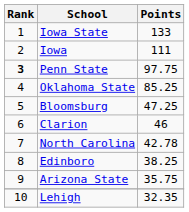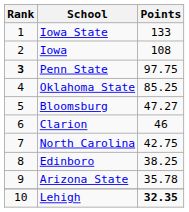(161, 51) 111 -> (161, 51) 108
(161, 106) 47.25 -> (161, 106) 47.27
(161, 143) 42.78 -> (161, 143) 42.75
(161, 180) 35.75 -> (161, 180) 35.78
(161, 198) normal -> (161, 198) bold
